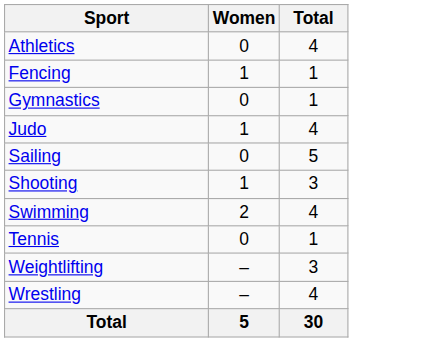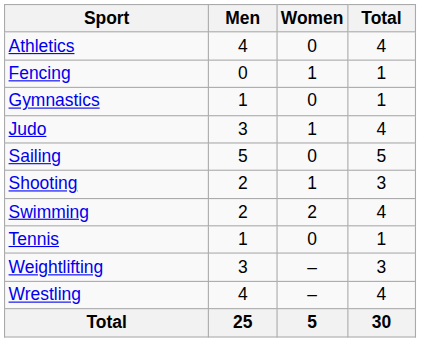+ column: (243, 18)
